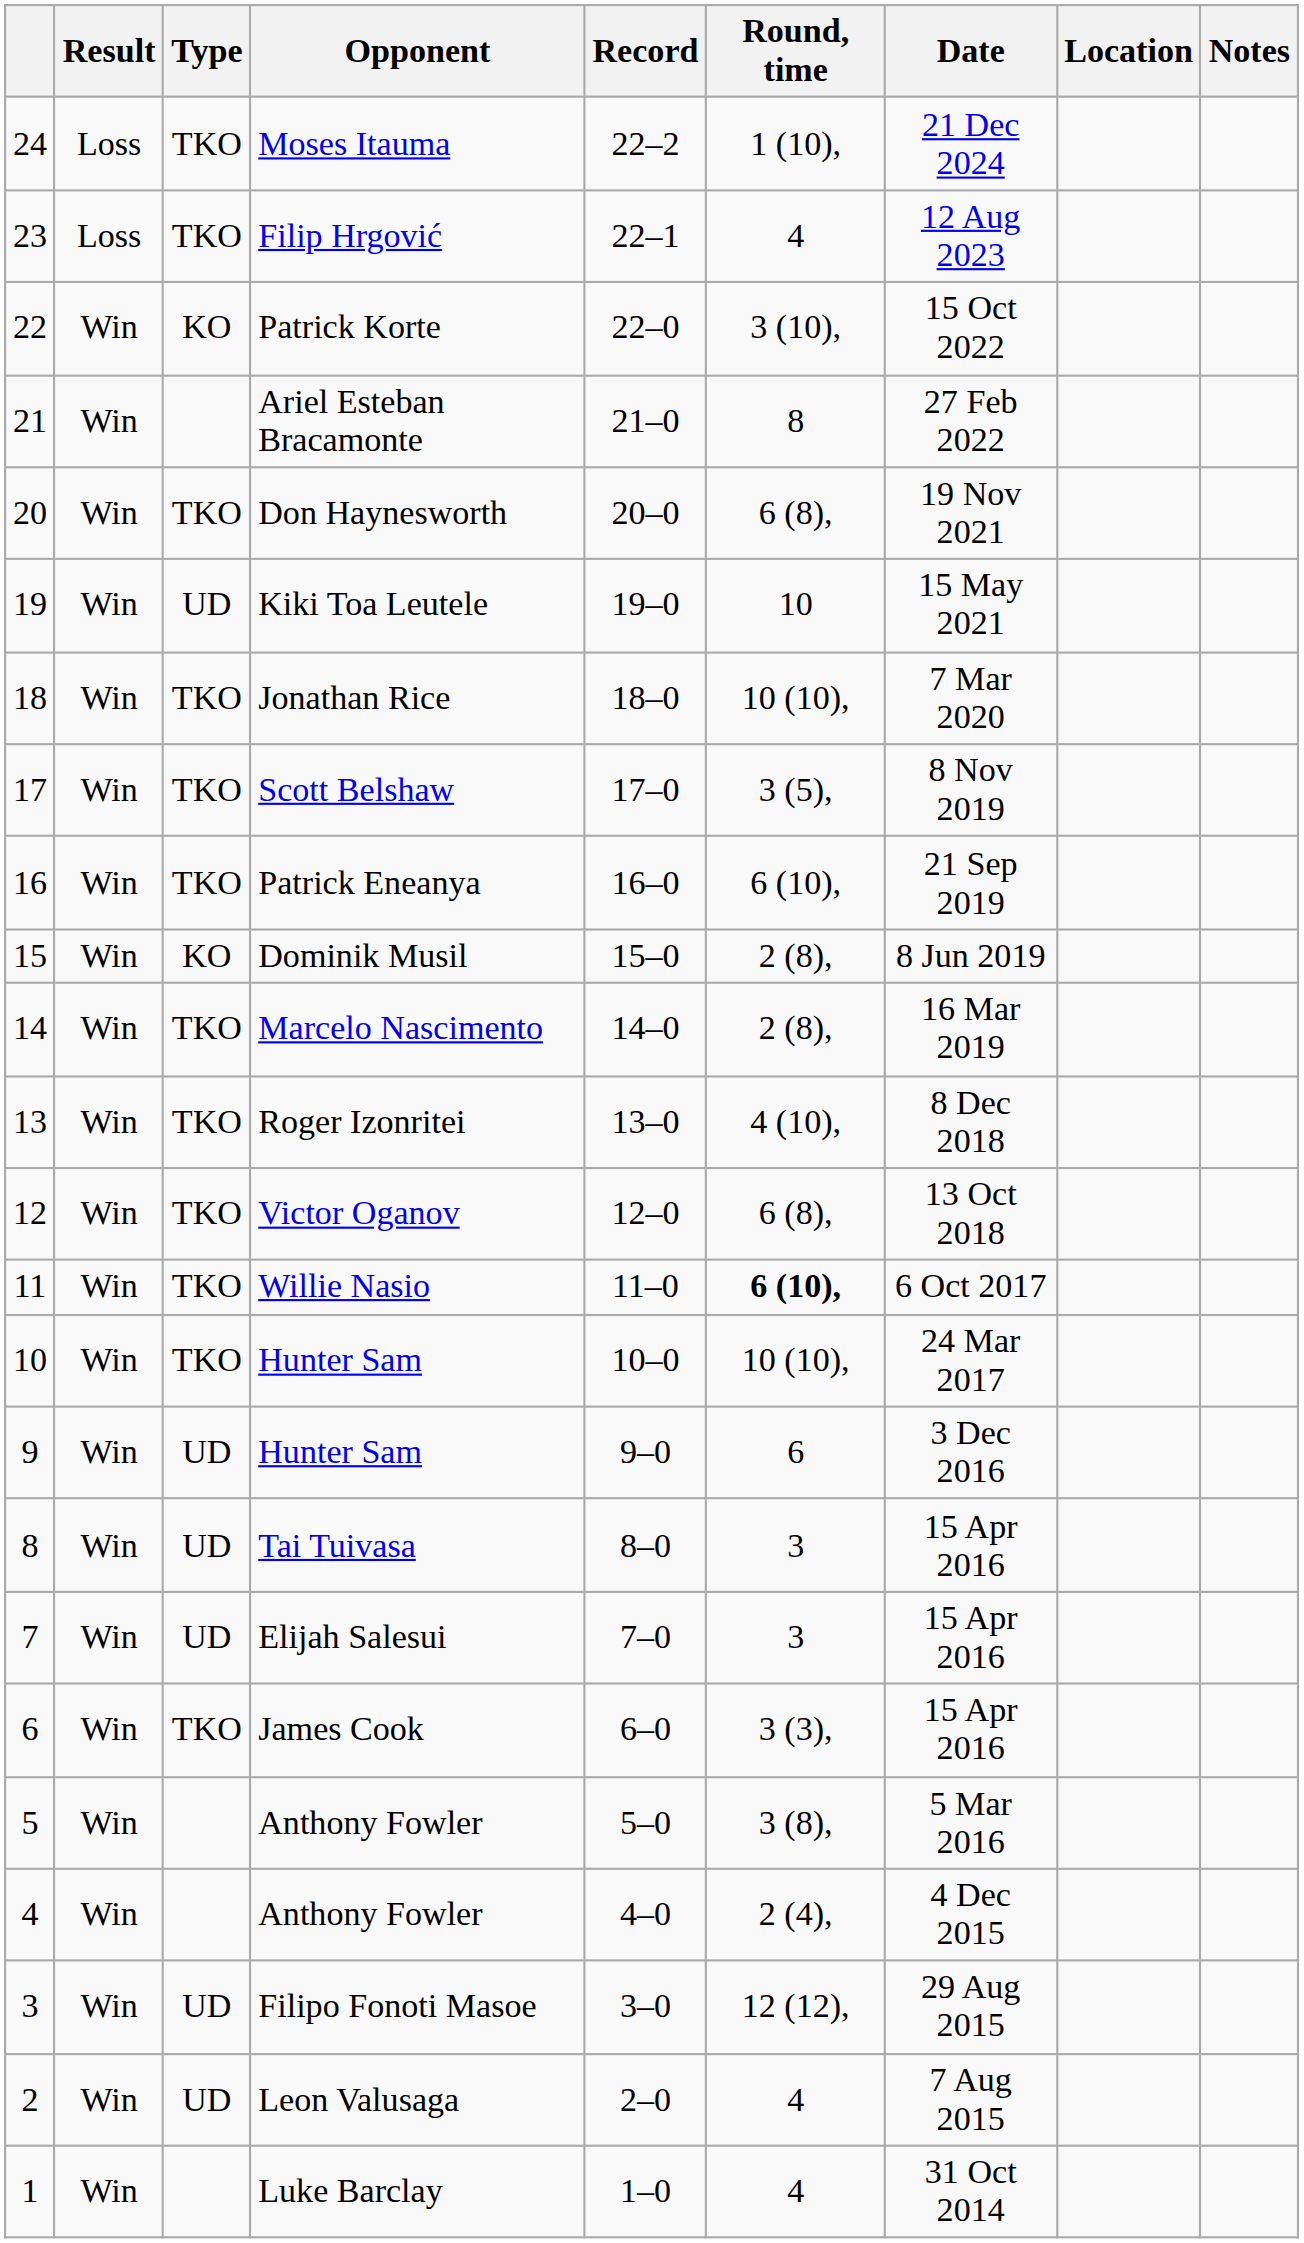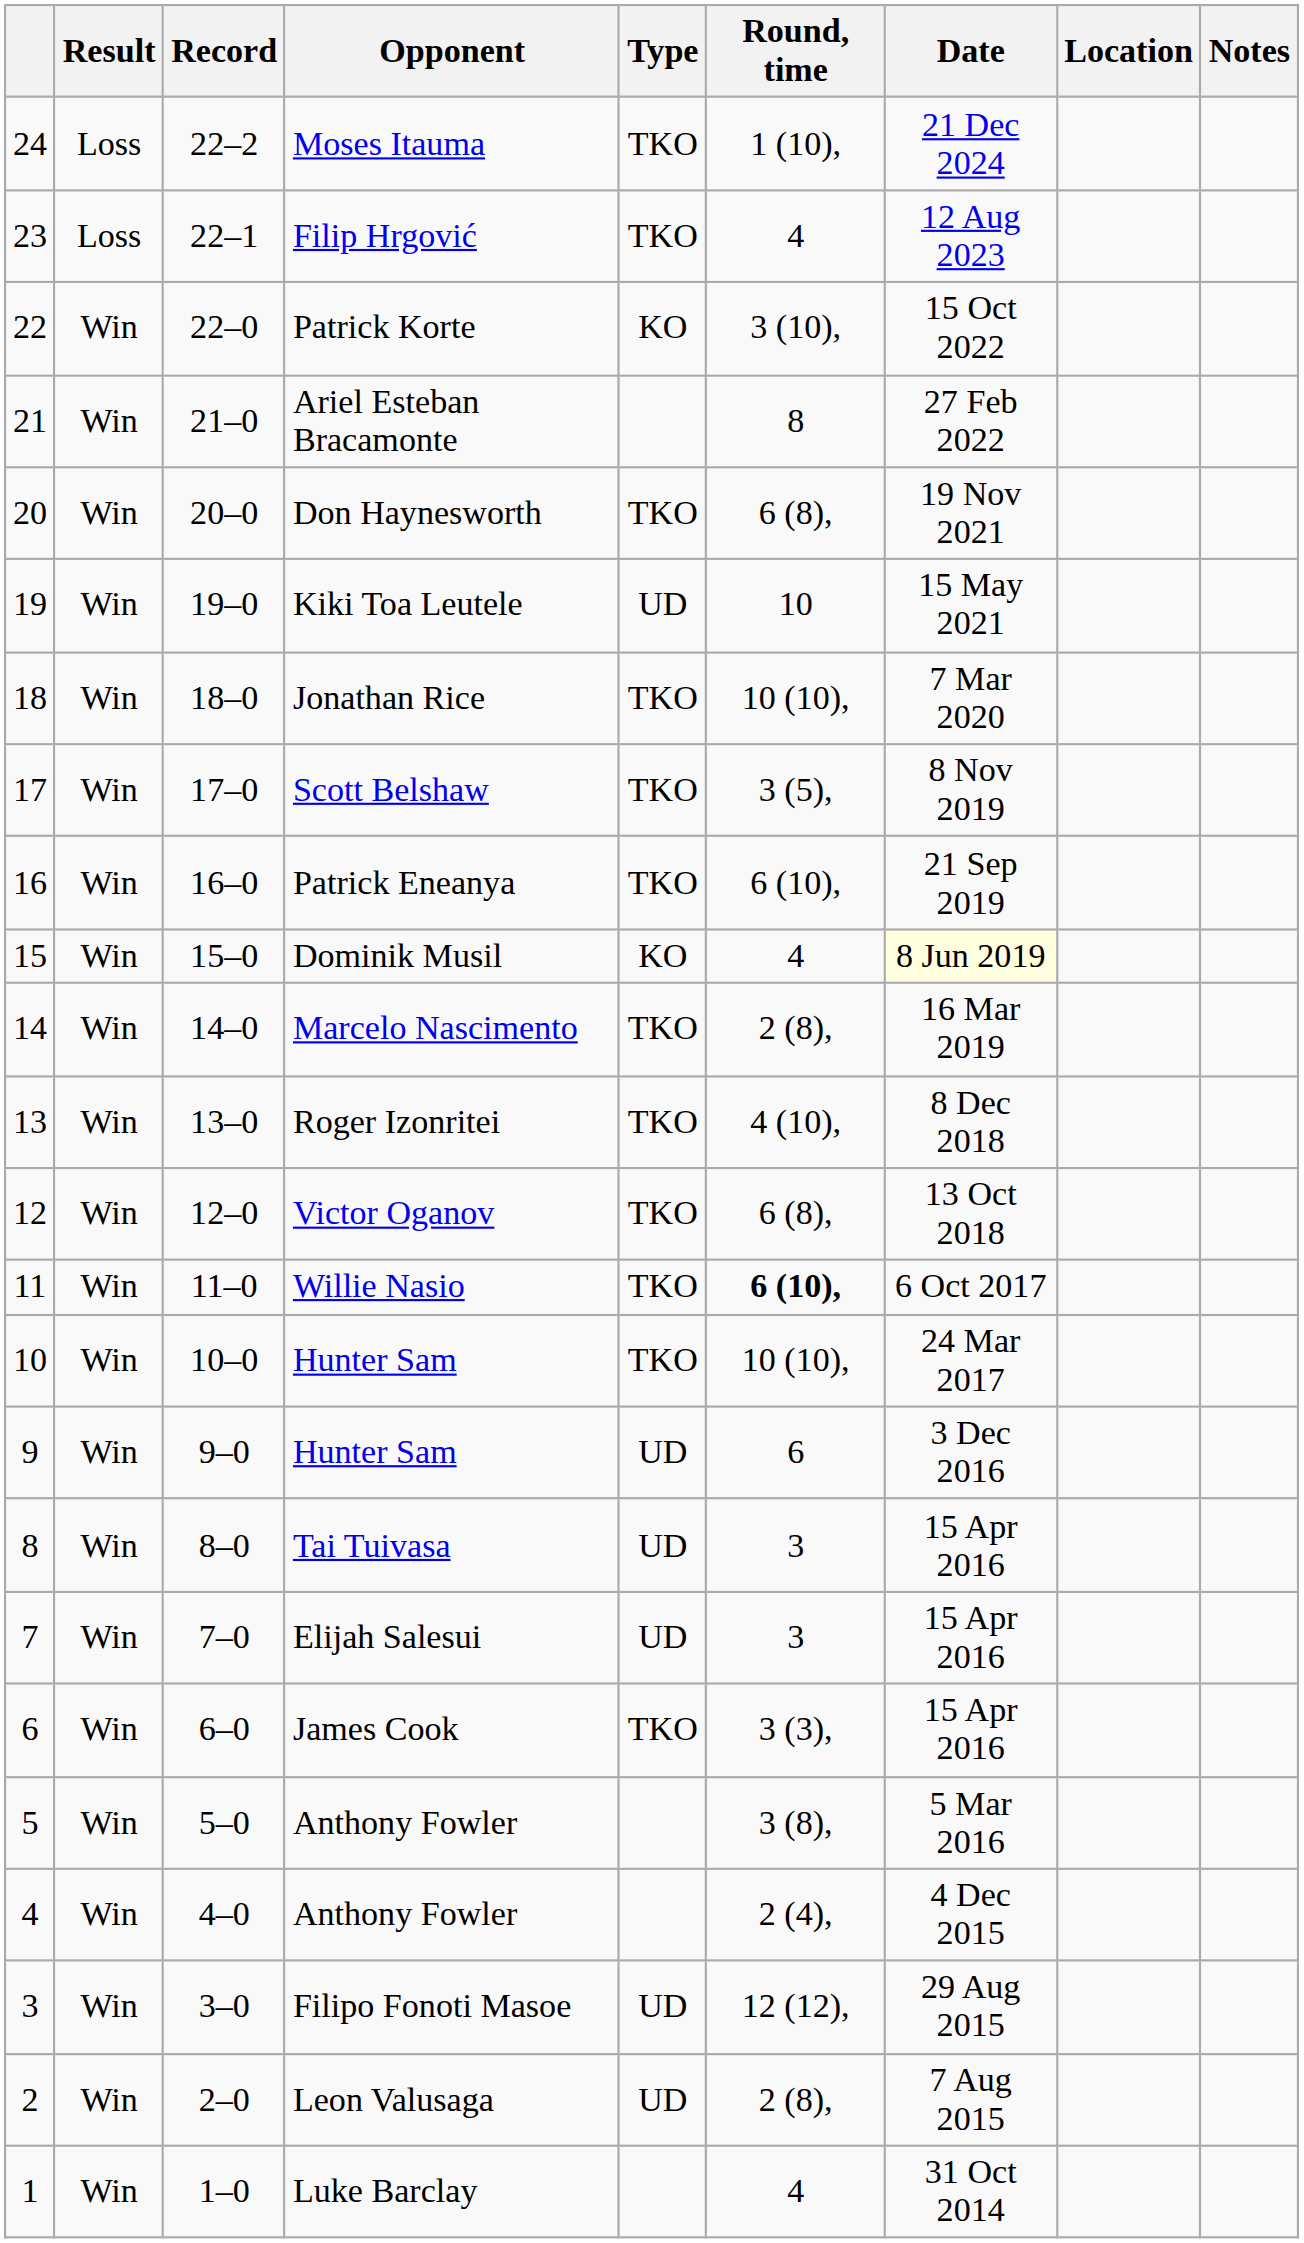columns swapped: (645, 50) <-> (207, 50)
(796, 955) 2 (8), -> (796, 955) 4
(971, 955) no background -> (971, 955) lightyellow background
(796, 2098) 4 -> (796, 2098) 2 (8),
